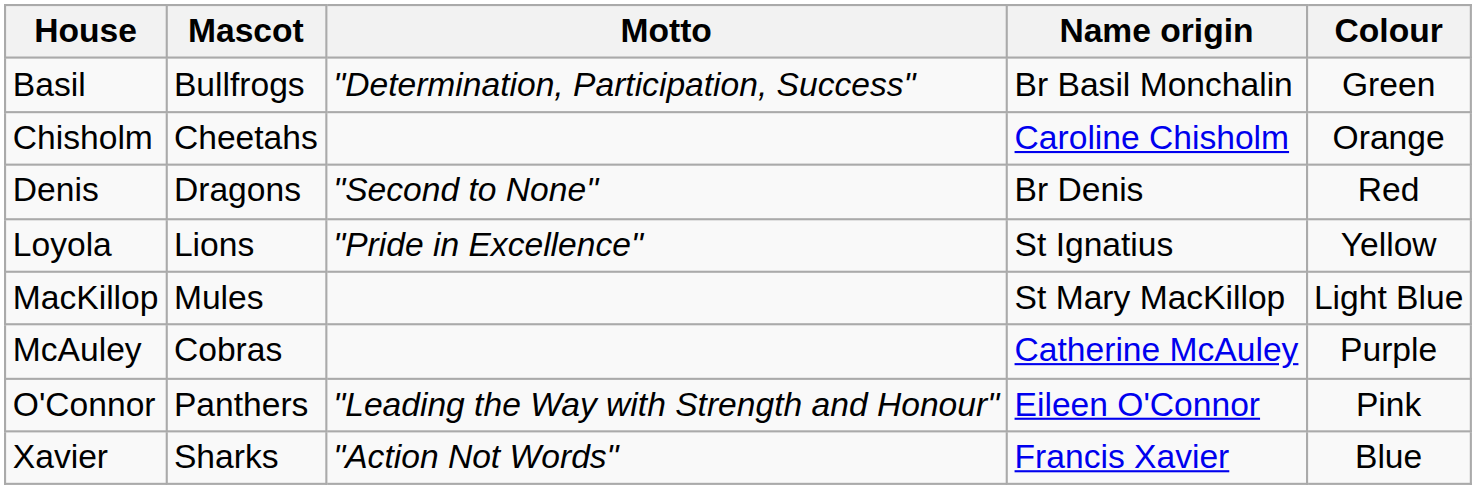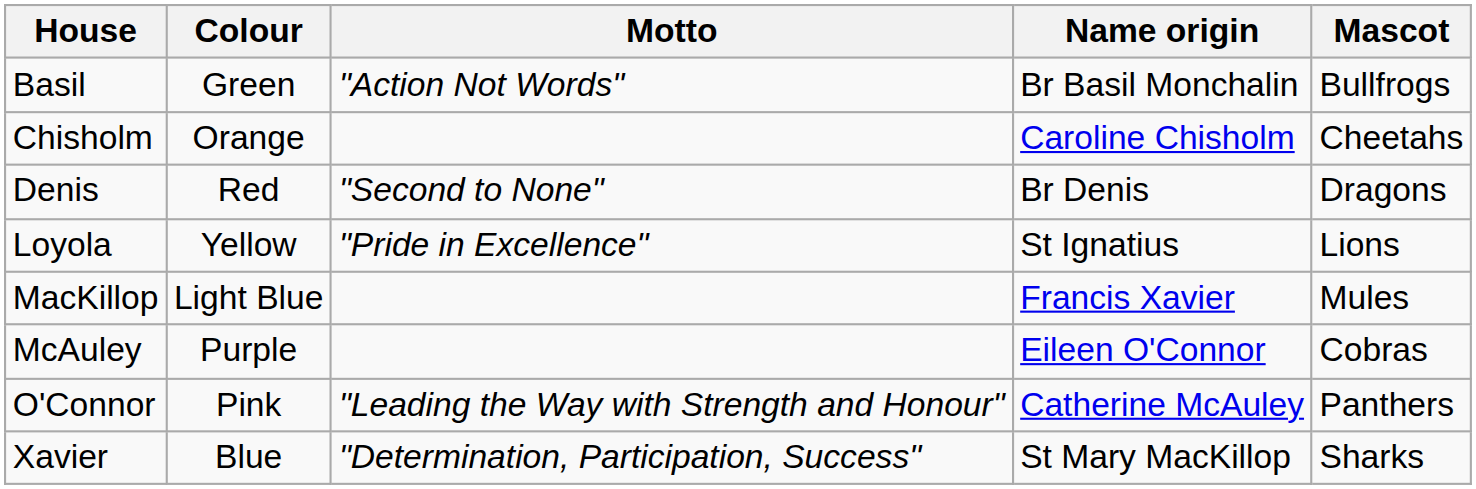columns swapped: (1389, 31) <-> (246, 31)
(624, 84) "Determination, Participation, Success" -> (482, 84) "Action Not Words"
(1150, 297) St Mary MacKillop -> (1128, 297) Francis Xavier
(1156, 350) Catherine McAuley -> (1143, 350) Eileen O'Connor
(1137, 404) Eileen O'Connor -> (1162, 404) Catherine McAuley
(476, 457) "Action Not Words" -> (630, 457) "Determination, Participation, Success"
(1122, 457) Francis Xavier -> (1156, 457) St Mary MacKillop
